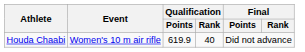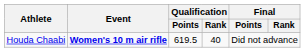(115, 40) normal -> (118, 40) bold
(179, 40) 619.9 -> (186, 40) 619.5
